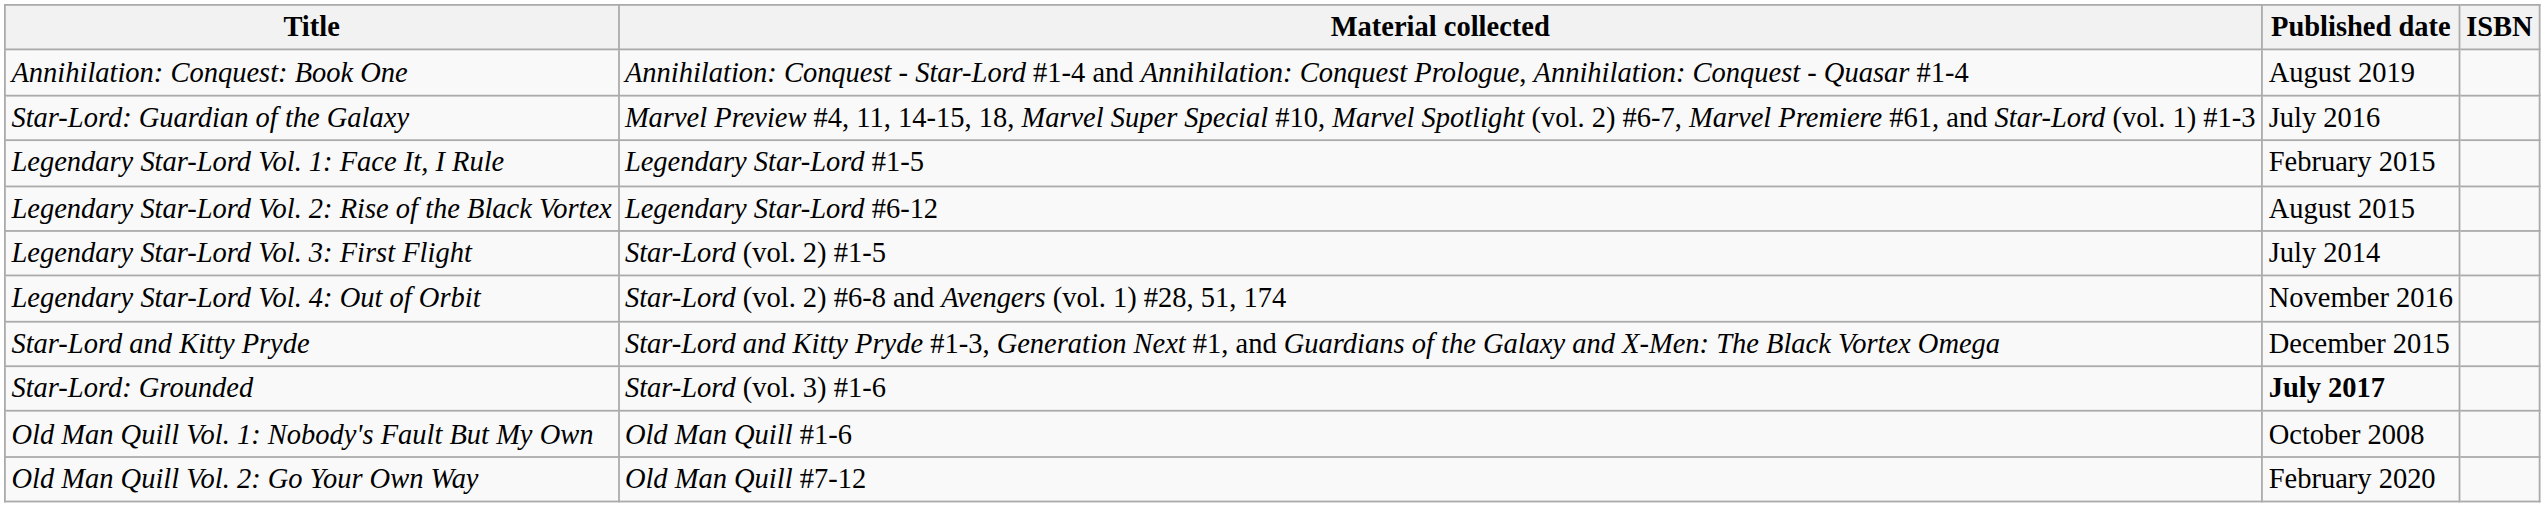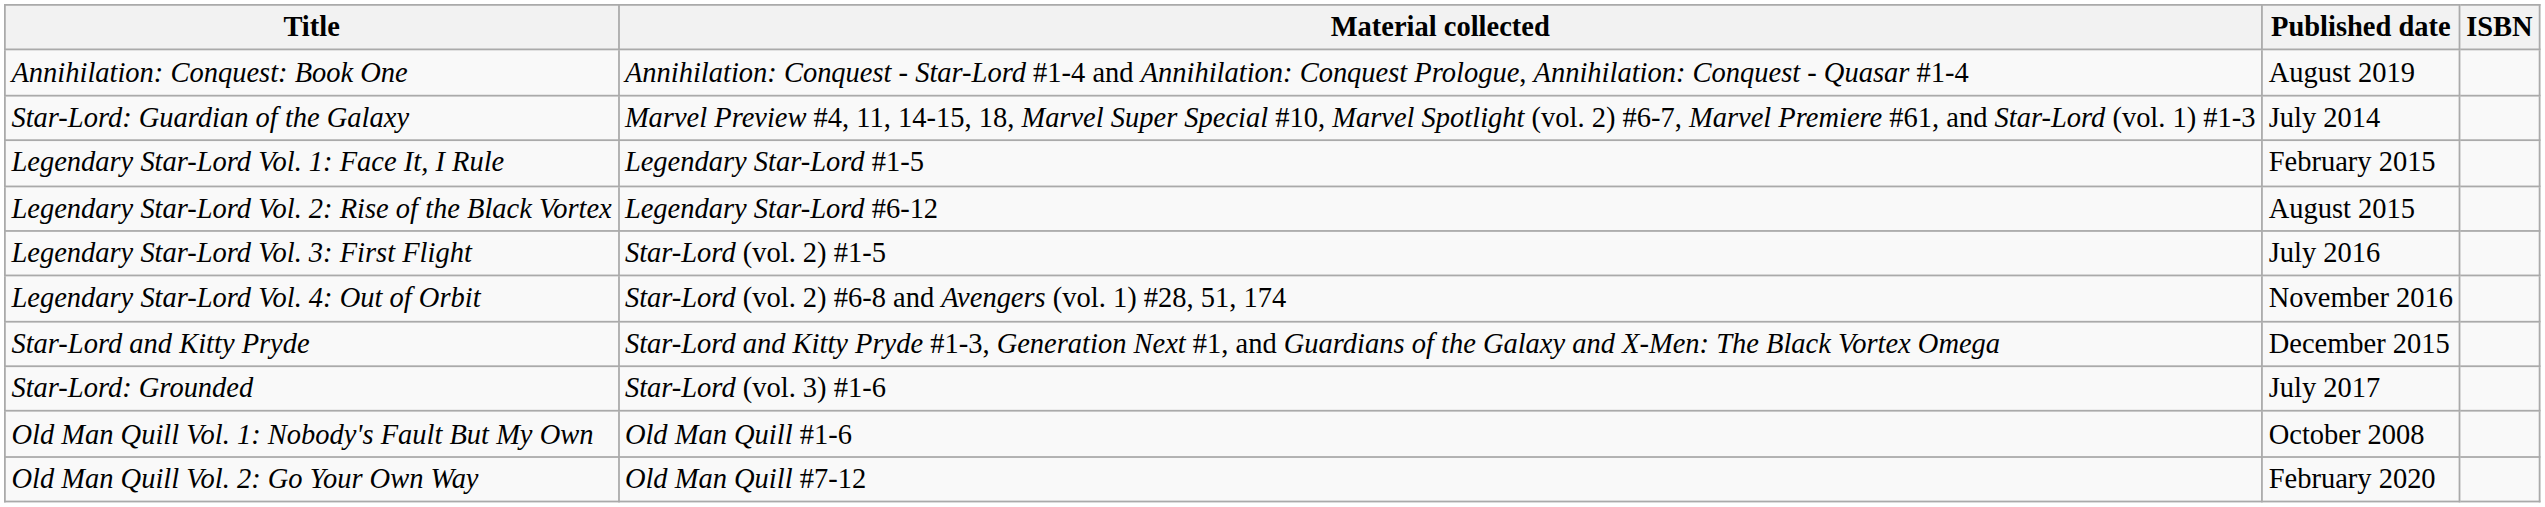(2324, 117) July 2016 -> (2324, 117) July 2014
(2324, 252) July 2014 -> (2324, 252) July 2016
(2327, 388) bold -> (2324, 388) normal
